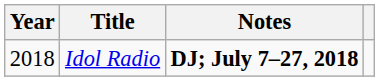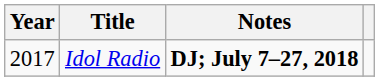(32, 57) 2018 -> (32, 57) 2017
